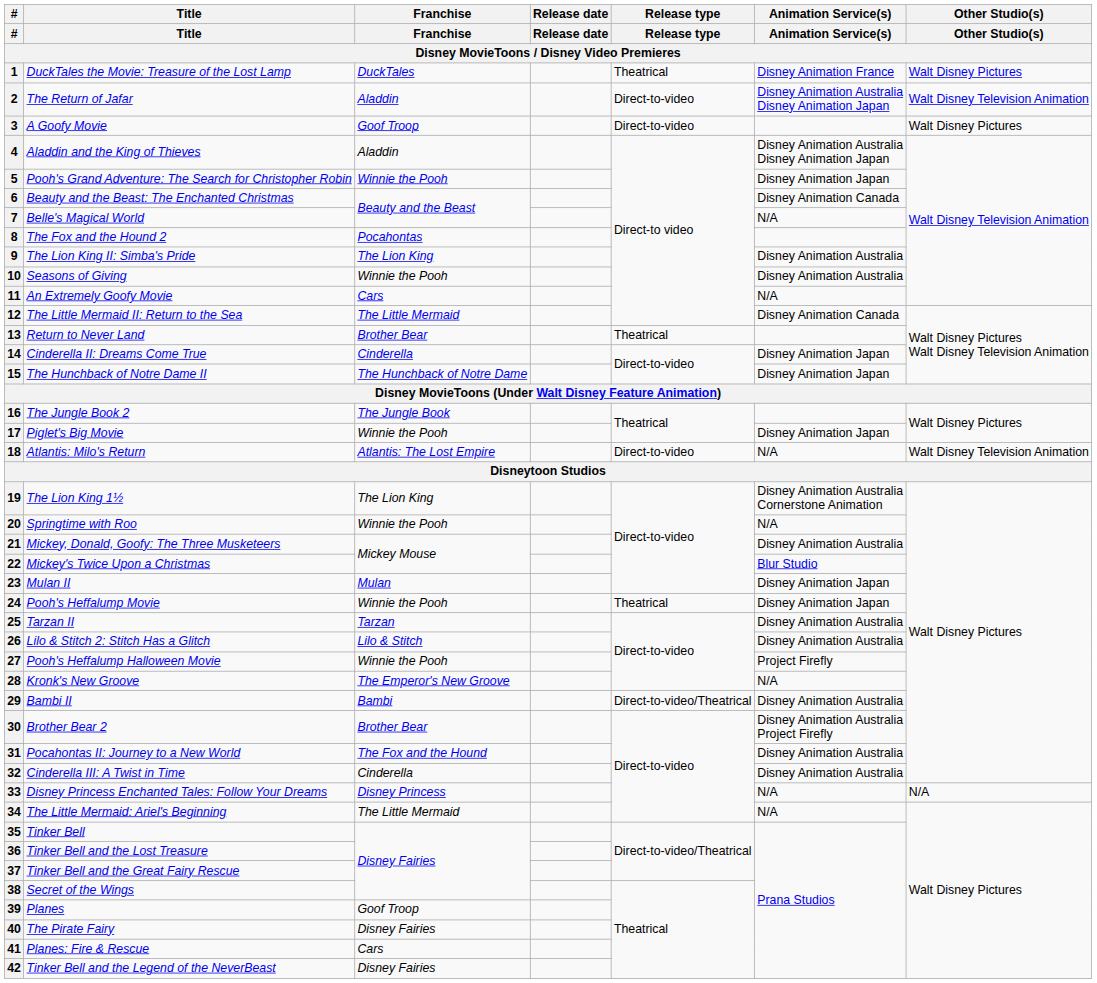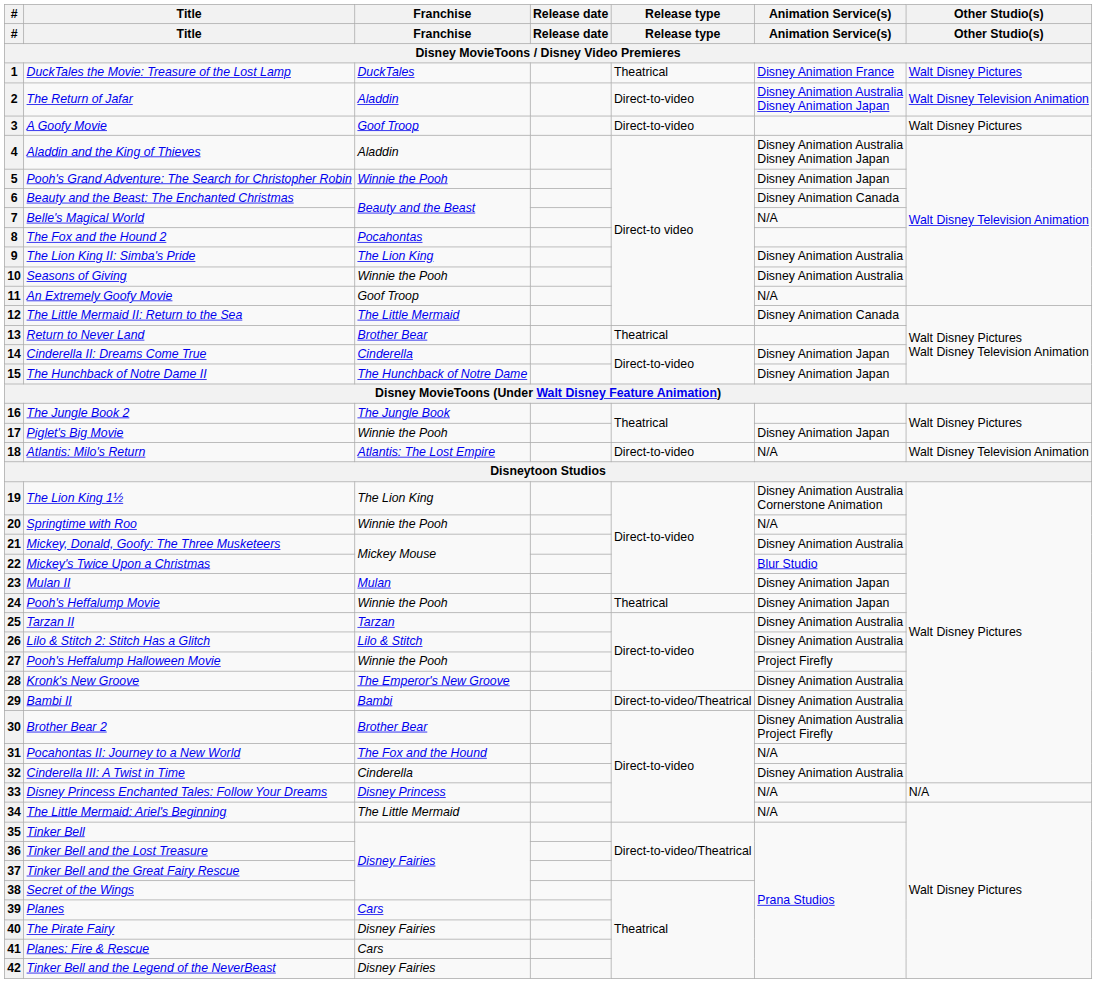(370, 295) Cars -> (388, 295) Goof Troop
(768, 681) N/A -> (830, 681) Disney Animation Australia
(830, 753) Disney Animation Australia -> (768, 753) N/A
(388, 909) Goof Troop -> (370, 909) Cars
